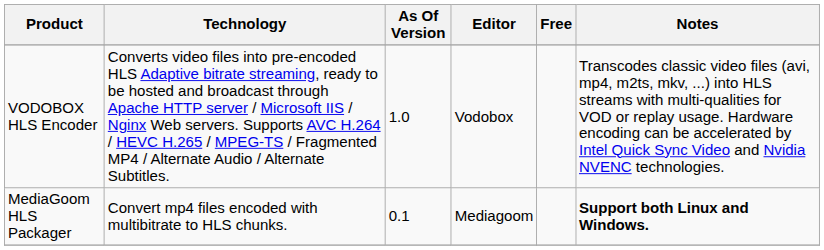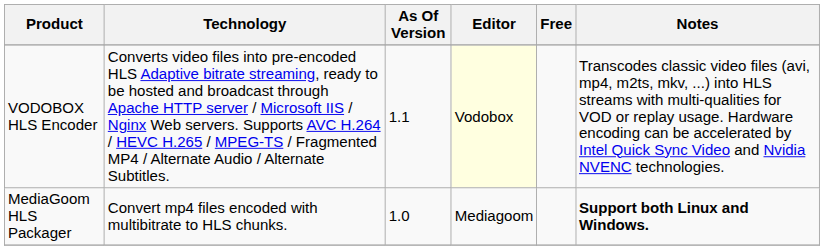(399, 116) 1.0 -> (399, 116) 1.1
(484, 116) no background -> (484, 116) lightyellow background
(399, 216) 0.1 -> (399, 216) 1.0
